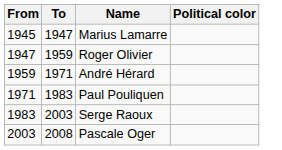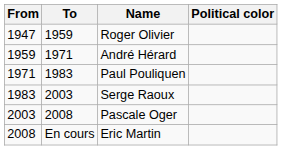- row: (123, 34)
+ row: (131, 134)
